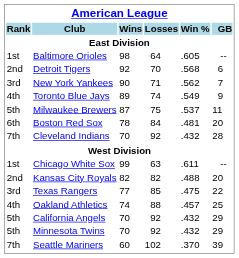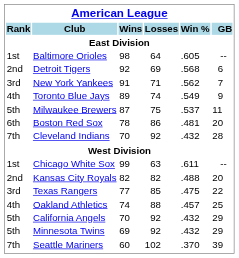(153, 69) 70 -> (153, 69) 69
(125, 82) 90 -> (125, 82) 91
(153, 123) 84 -> (153, 123) 86
(125, 231) 70 -> (125, 231) 69
